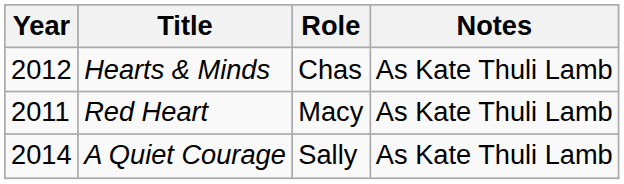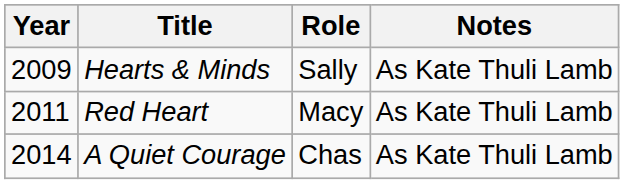(41, 69) 2012 -> (41, 69) 2009
(330, 69) Chas -> (328, 69) Sally
(328, 155) Sally -> (330, 155) Chas
